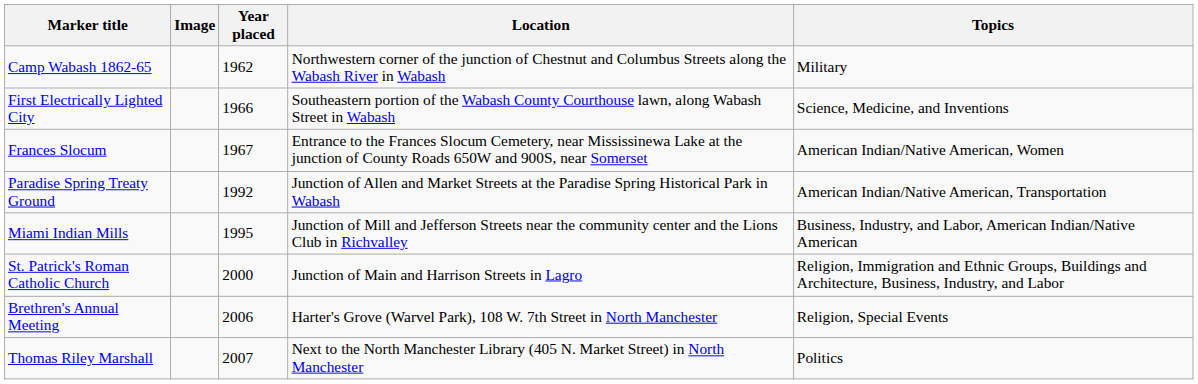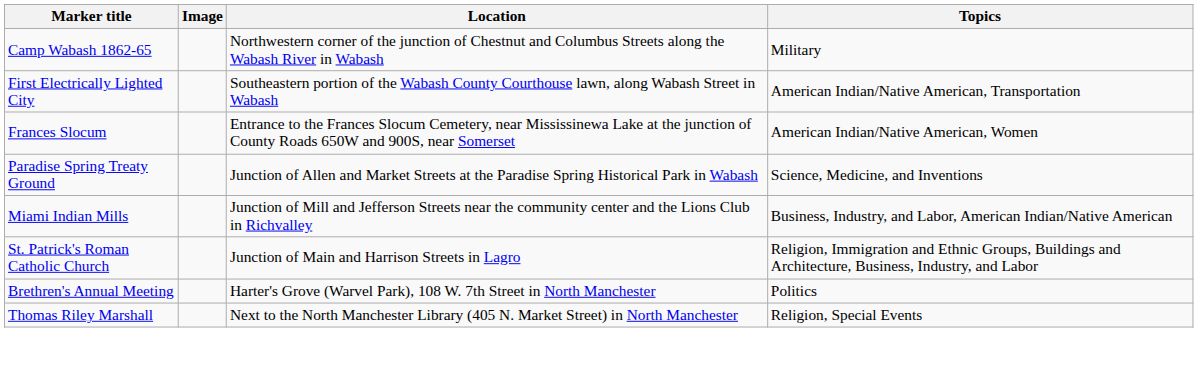- column: (253, 25)
(903, 108) Science, Medicine, and Inventions -> (926, 91) American Indian/Native American, Transportation
(952, 191) American Indian/Native American, Transportation -> (877, 174) Science, Medicine, and Inventions
(873, 316) Religion, Special Events -> (794, 290) Politics
(820, 358) Politics -> (847, 315) Religion, Special Events
